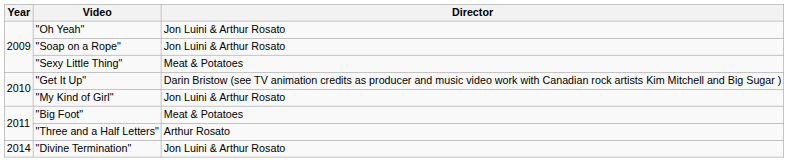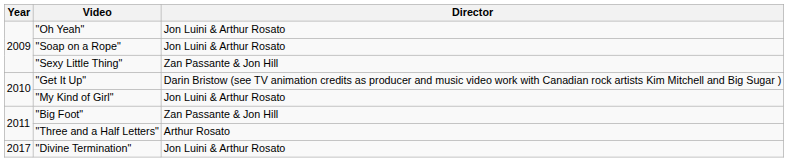(203, 64) Meat & Potatoes -> (221, 64) Zan Passante & Jon Hill
(203, 115) Meat & Potatoes -> (221, 115) Zan Passante & Jon Hill
(19, 149) 2014 -> (19, 149) 2017
